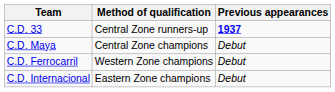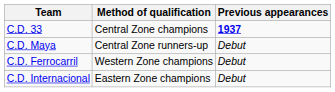(151, 29) Central Zone runners-up -> (151, 29) Central Zone champions
(151, 45) Central Zone champions -> (151, 45) Central Zone runners-up
